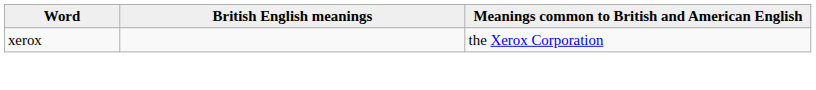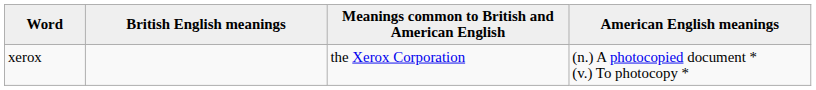+ column: (690, 24)
